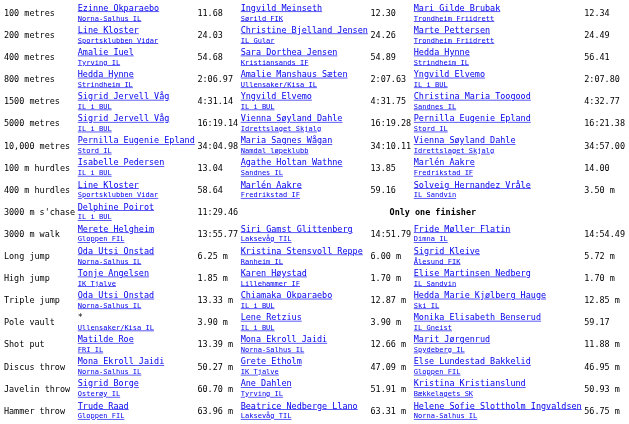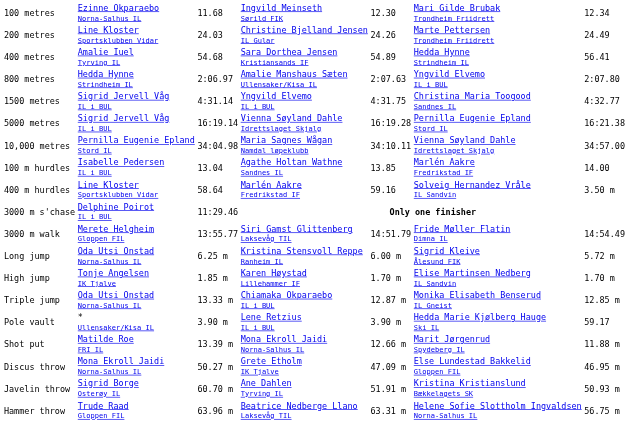(480, 300) Hedda Marie Kjølberg Hauge Ski IL -> (477, 300) Monika Elisabeth Benserud IL Gneist
(477, 322) Monika Elisabeth Benserud IL Gneist -> (480, 322) Hedda Marie Kjølberg Hauge Ski IL
